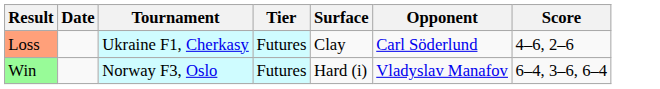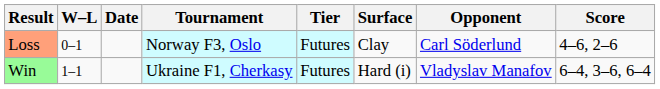+ column: (79, 17)
(176, 44) Ukraine F1, Cherkasy -> (204, 44) Norway F3, Oslo
(160, 70) Norway F3, Oslo -> (219, 70) Ukraine F1, Cherkasy
